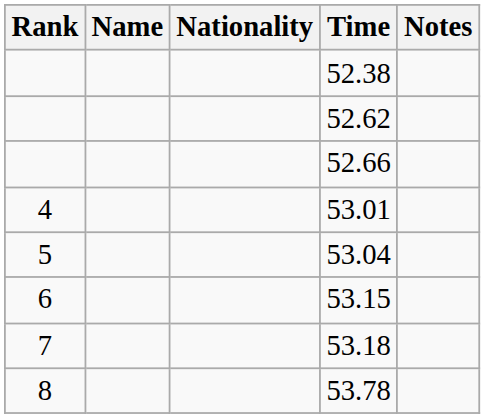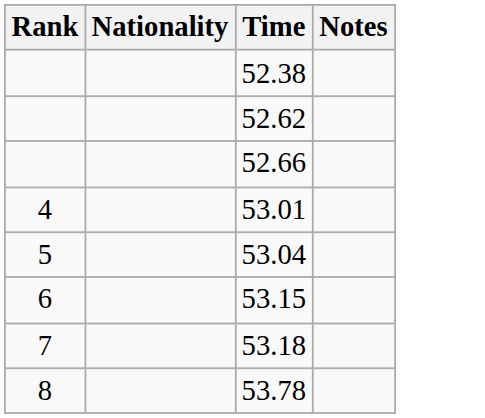- column: (127, 27)
